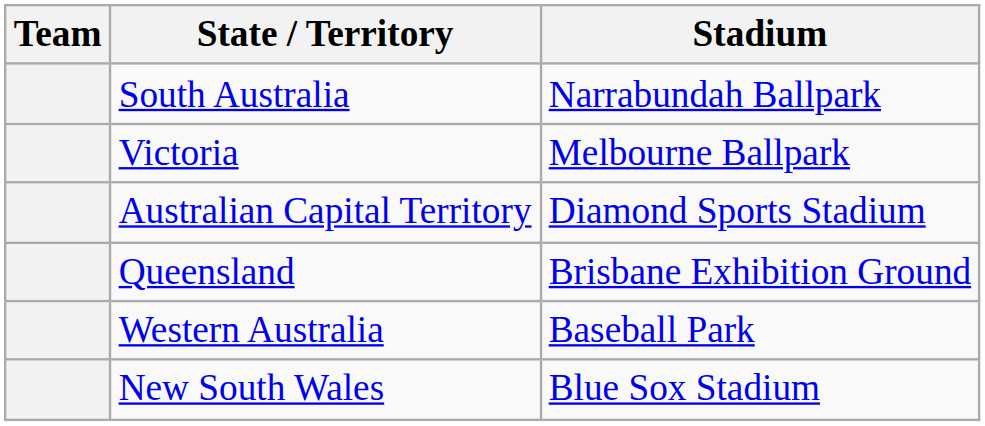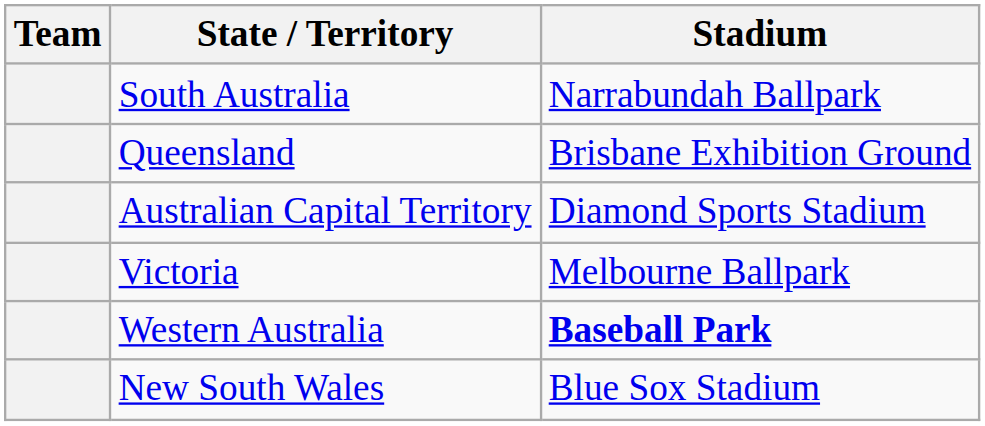rows swapped: (207, 270) <-> (179, 152)
(652, 329) normal -> (660, 329) bold
